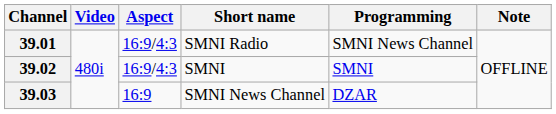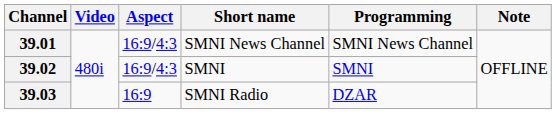(226, 43) SMNI Radio -> (255, 43) SMNI News Channel
(255, 95) SMNI News Channel -> (226, 95) SMNI Radio
